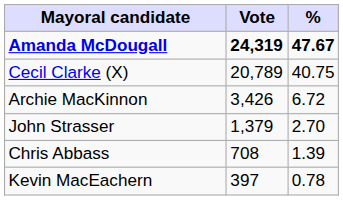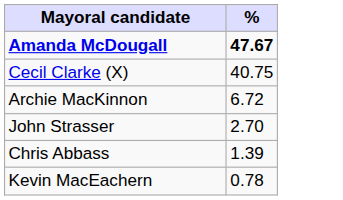- column: (257, 18)
